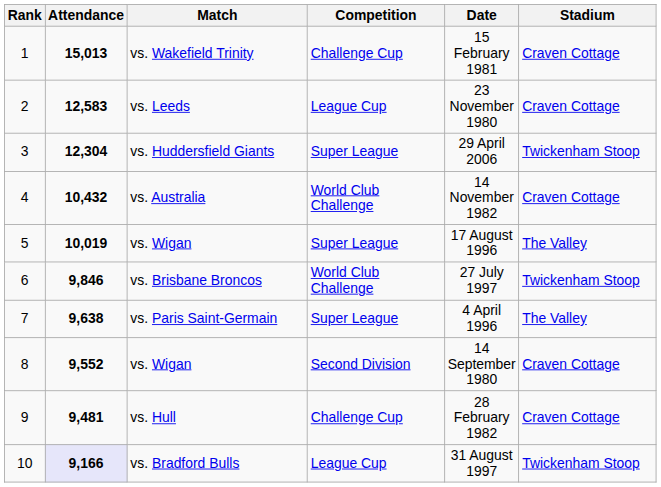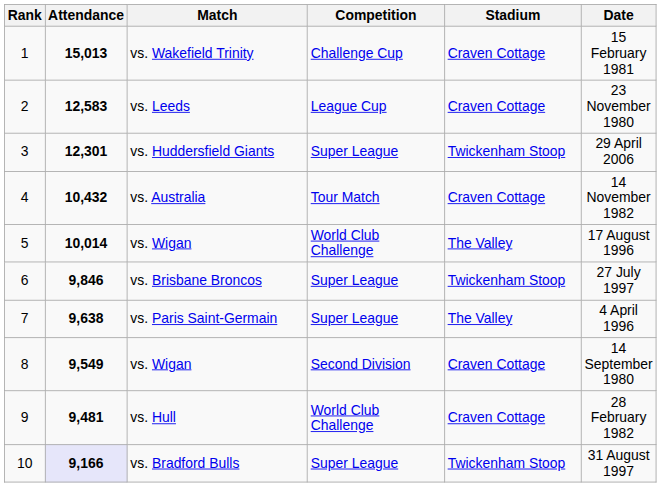columns swapped: (587, 15) <-> (482, 15)
(86, 152) 12,304 -> (86, 152) 12,301
(345, 197) World Club Challenge -> (345, 197) Tour Match
(86, 243) 10,019 -> (86, 243) 10,014
(354, 243) Super League -> (345, 243) World Club Challenge
(345, 281) World Club Challenge -> (354, 281) Super League
(86, 364) 9,552 -> (86, 364) 9,549
(357, 417) Challenge Cup -> (345, 417) World Club Challenge
(349, 463) League Cup -> (354, 463) Super League
